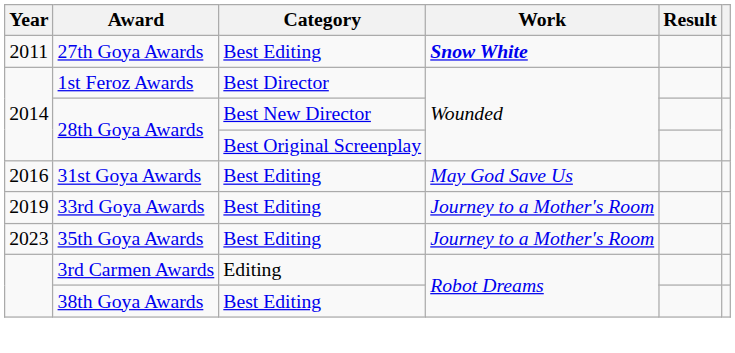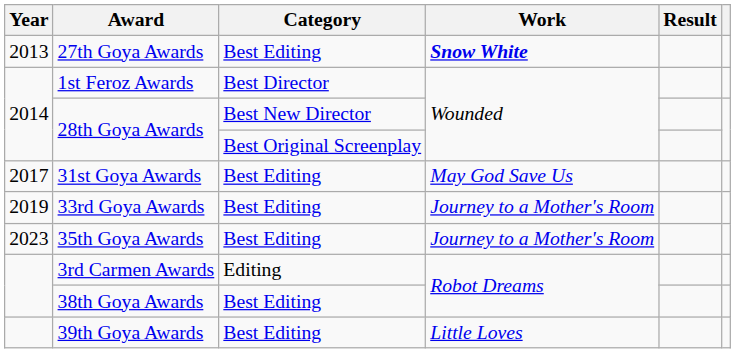(29, 51) 2011 -> (29, 51) 2013
(29, 176) 2016 -> (29, 176) 2017
+ row: (130, 332)
